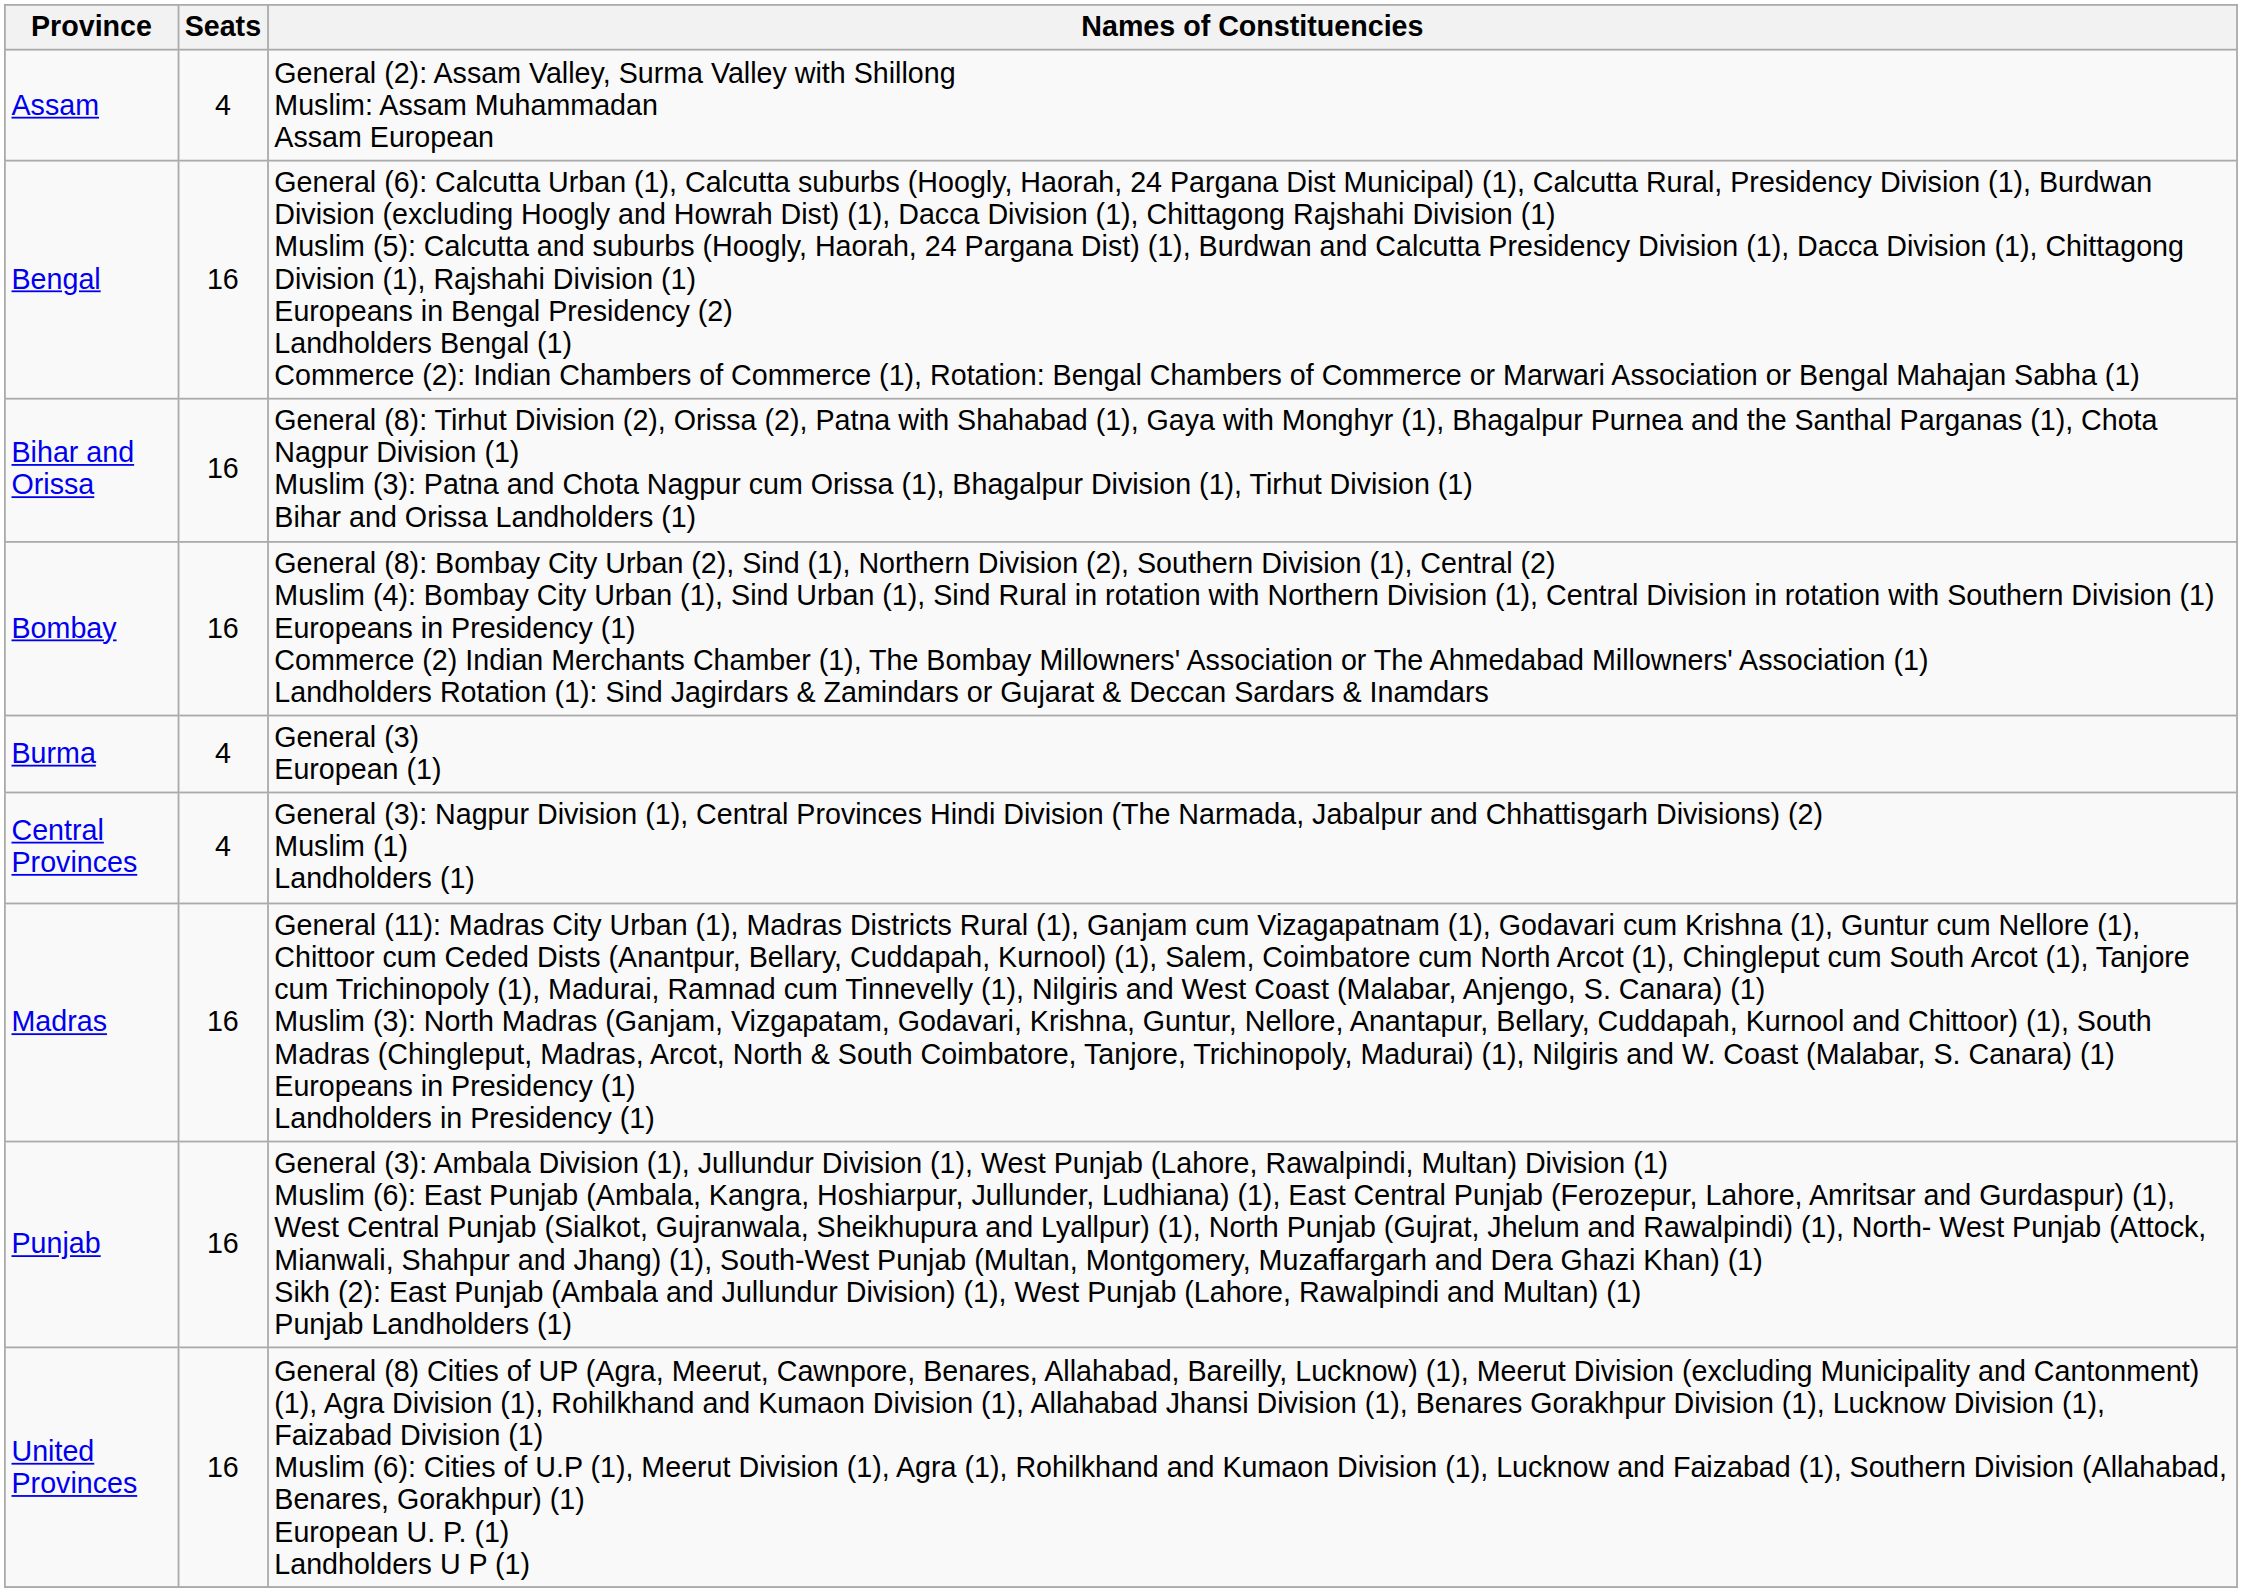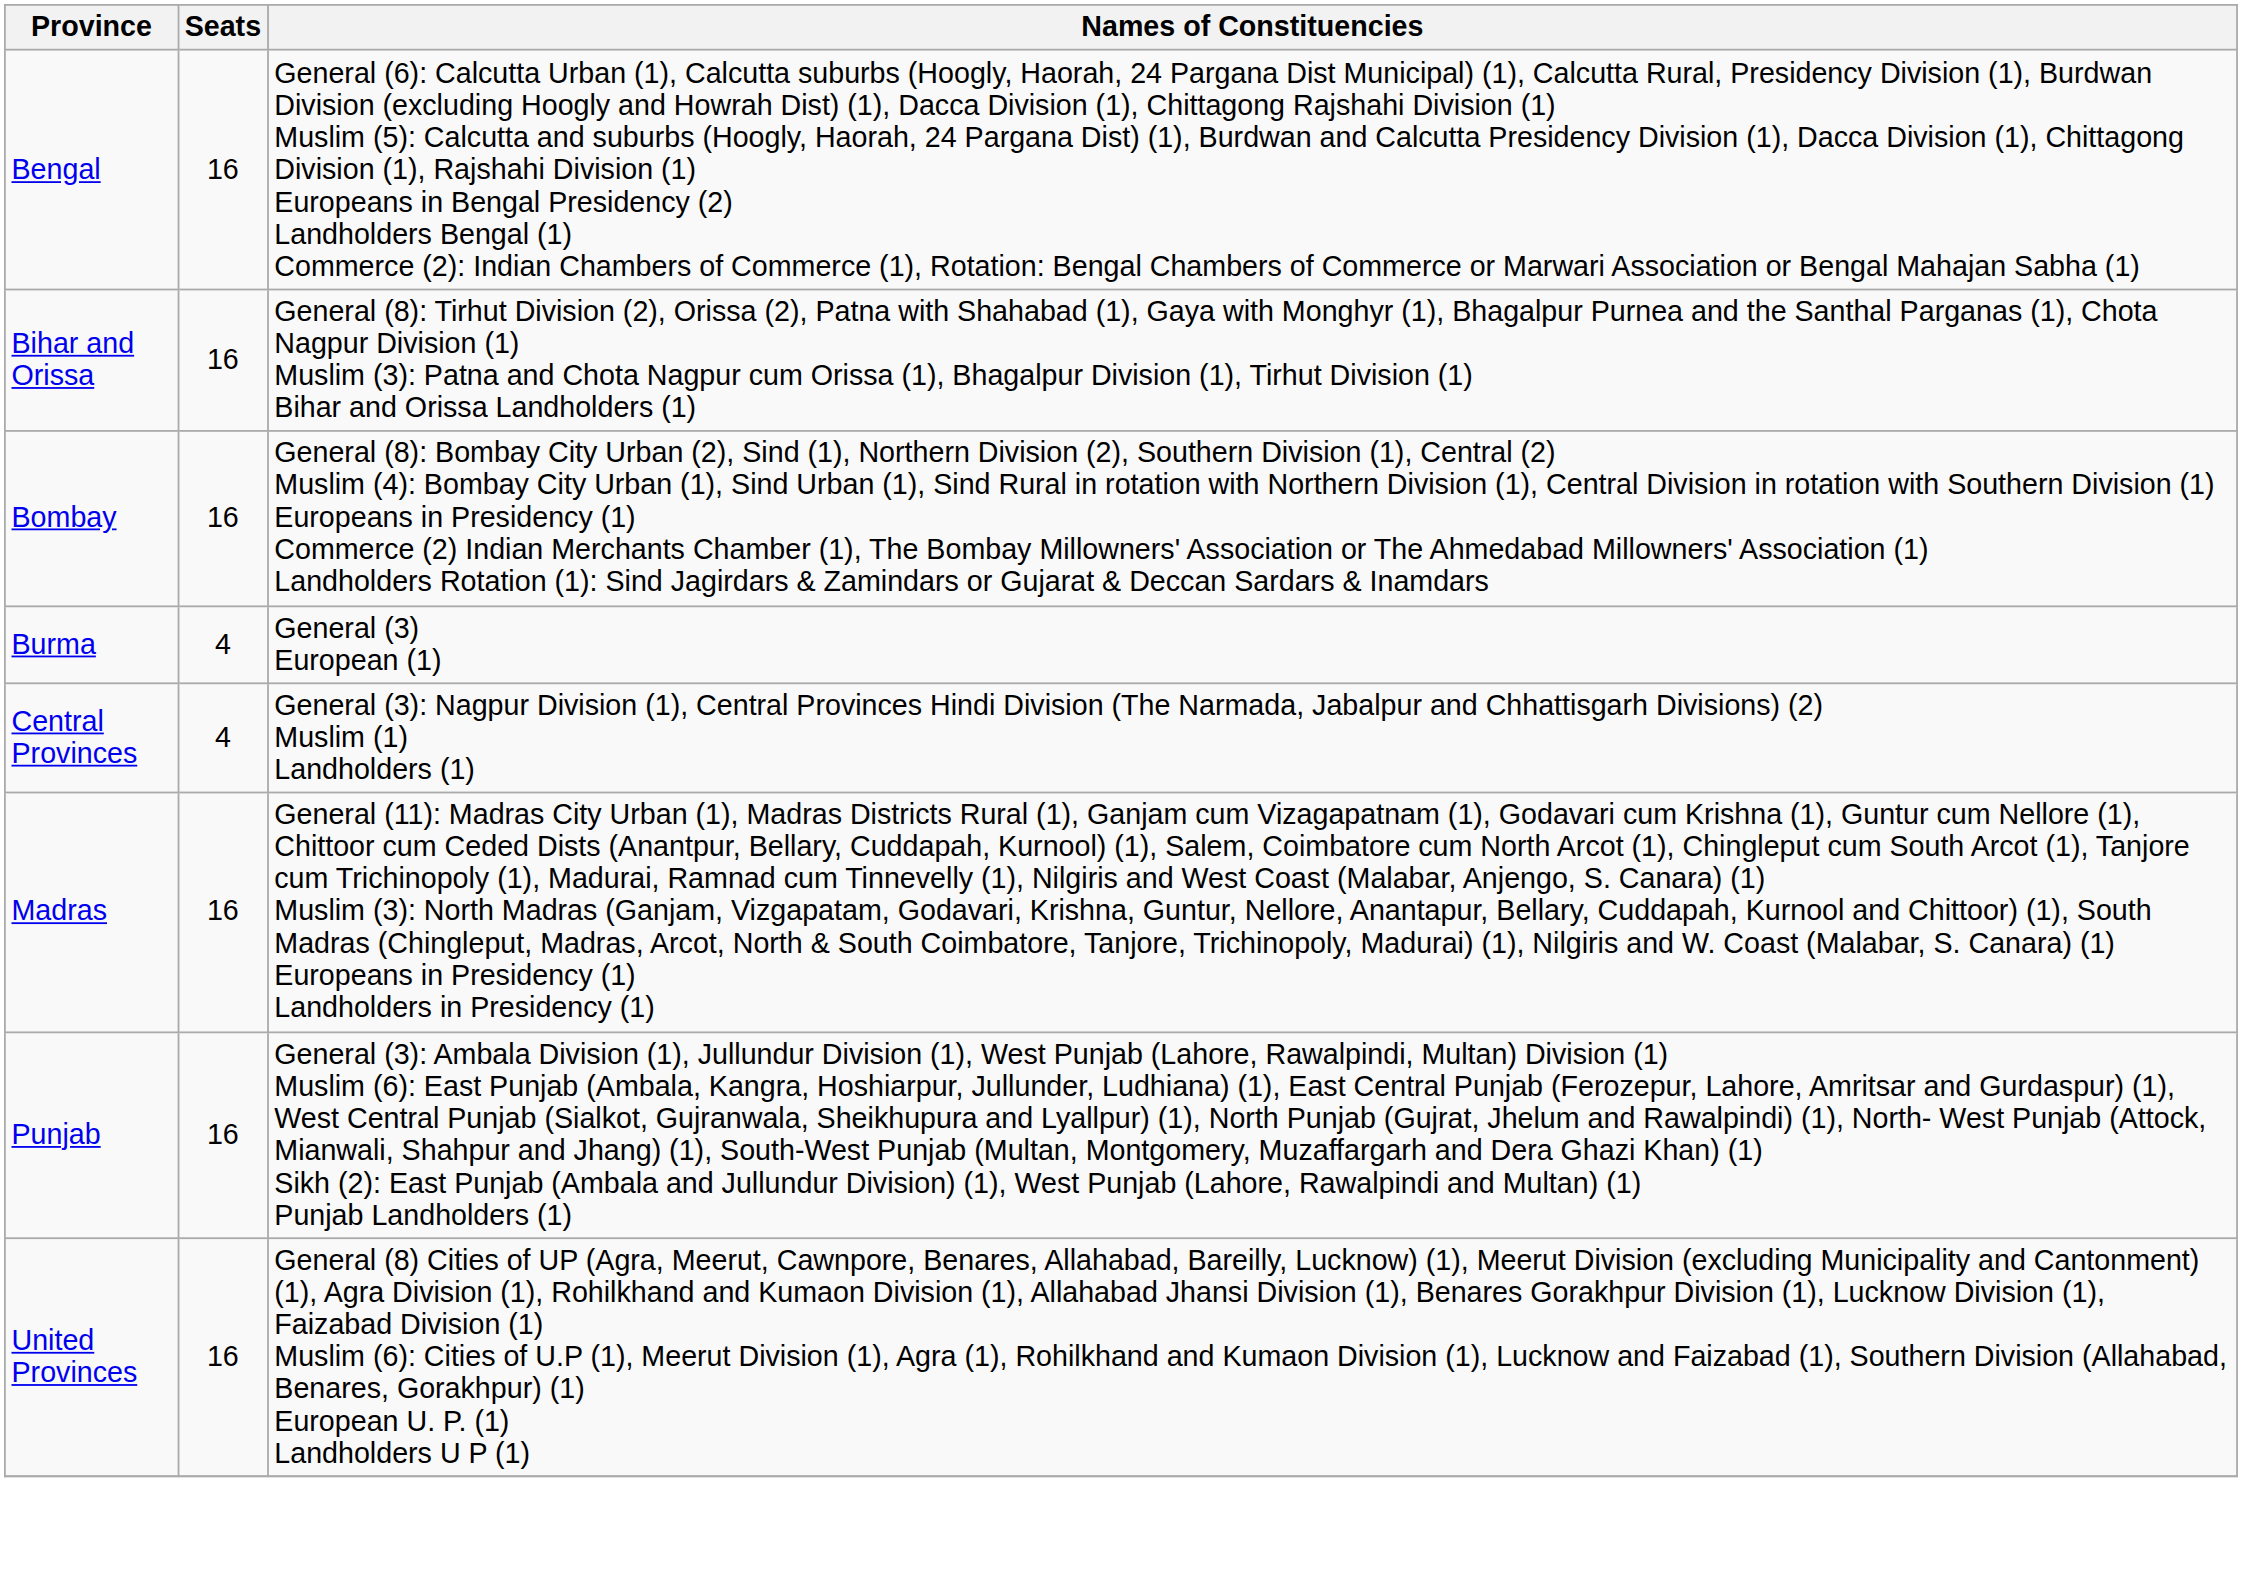- row: (55, 104)
